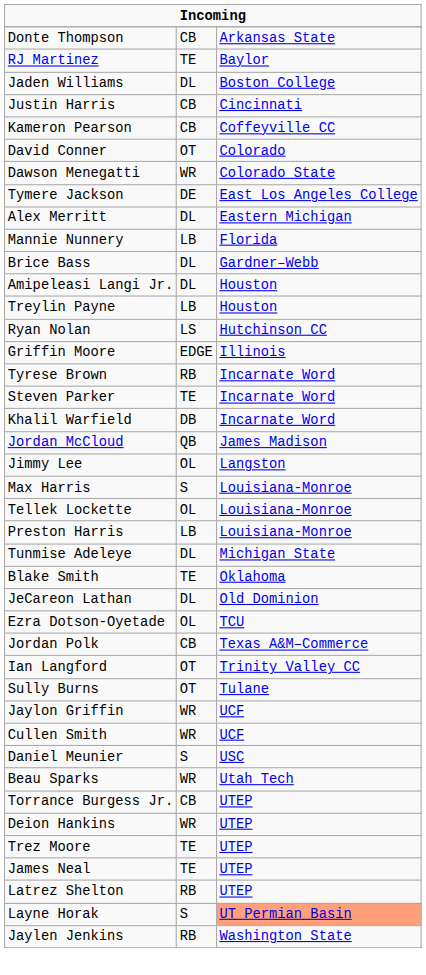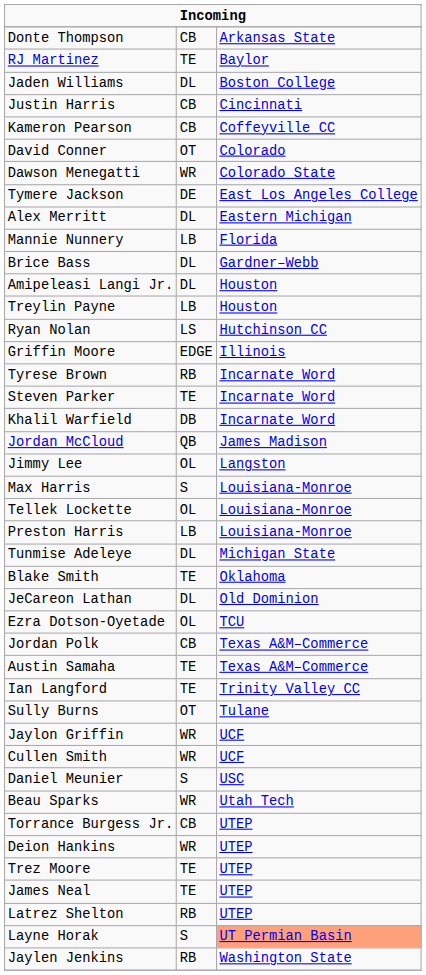+ row: (62, 667)
(188, 667) OT -> (188, 690) TE
